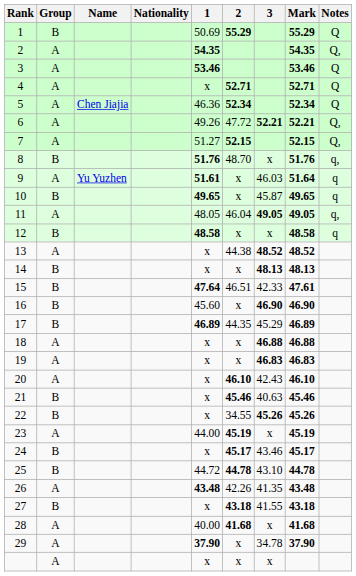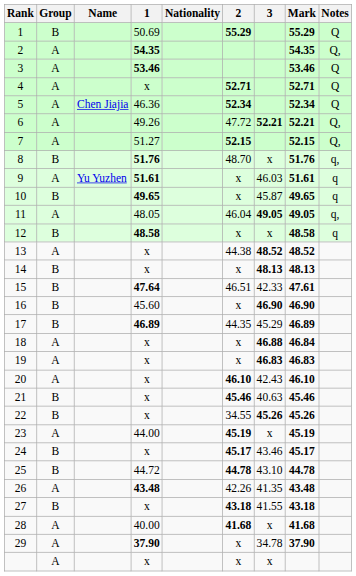columns swapped: (161, 13) <-> (207, 13)
(302, 178) 51.64 -> (302, 178) 51.61
(302, 342) 46.88 -> (302, 342) 46.84
